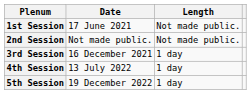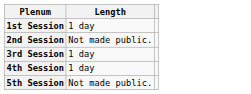- column: (110, 11)
(198, 26) Not made public. -> (81, 26) 1 day
(169, 82) 1 day -> (110, 82) Not made public.
